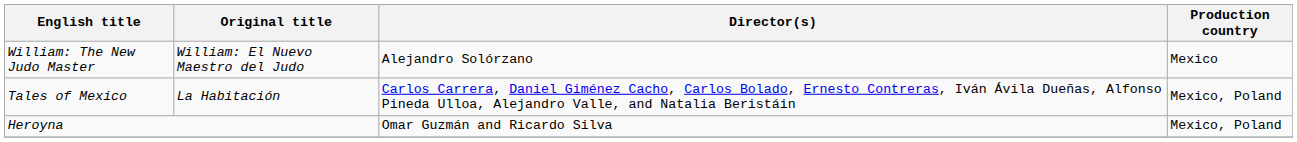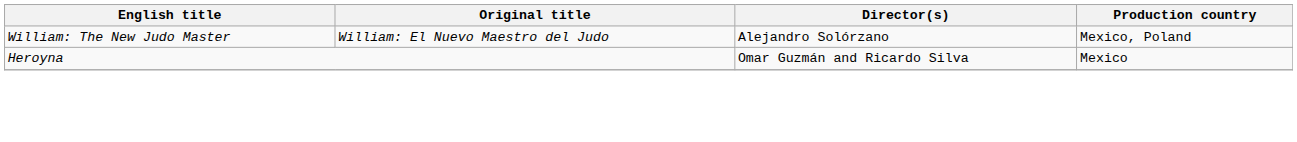(1194, 60) Mexico -> (1136, 37) Mexico, Poland
- row: (67, 97)
(1226, 126) Mexico, Poland -> (1104, 59) Mexico
